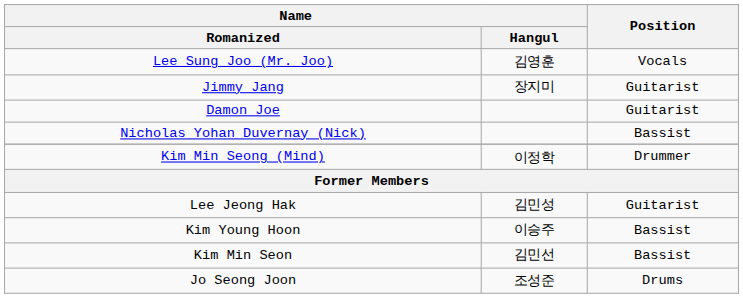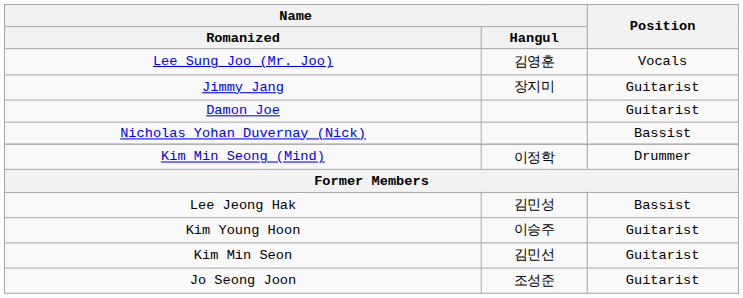(663, 205) Guitarist -> (663, 205) Bassist
(663, 230) Bassist -> (663, 230) Guitarist
(663, 255) Bassist -> (663, 255) Guitarist
(663, 281) Drums -> (663, 281) Guitarist
